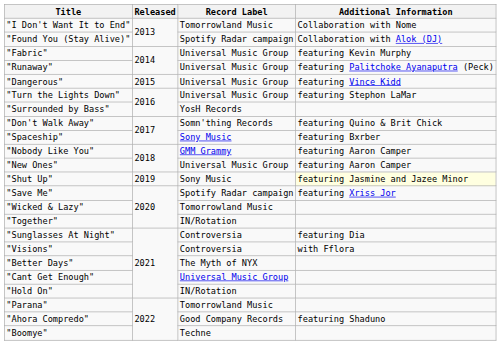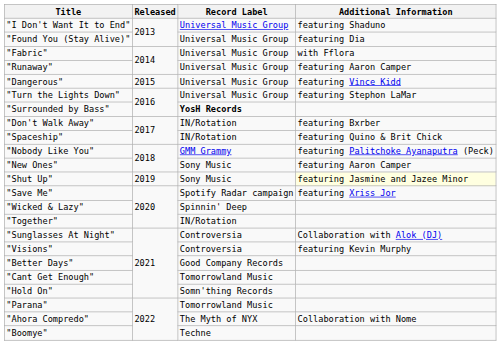(226, 25) Tomorrowland Music -> (234, 25) Universal Music Group
(357, 25) Collaboration with Nome -> (341, 25) featuring Shaduno
(237, 39) Spotify Radar campaign -> (234, 39) Universal Music Group
(370, 39) Collaboration with Alok (DJ) -> (331, 39) featuring Dia
(354, 53) featuring Kevin Murphy -> (326, 53) with Fflora
(396, 67) featuring Palitchoke Ayanaputra (Peck) -> (354, 67) featuring Aaron Camper
(211, 109) normal -> (211, 109) bold
(226, 123) Somn'thing Records -> (208, 123) IN/Rotation
(370, 123) featuring Quino & Brit Chick -> (339, 123) featuring Bxrber
(206, 137) Sony Music -> (208, 137) IN/Rotation
(339, 137) featuring Bxrber -> (370, 137) featuring Quino & Brit Chick
(354, 151) featuring Aaron Camper -> (396, 151) featuring Palitchoke Ayanaputra (Peck)
(234, 165) Universal Music Group -> (206, 165) Sony Music
(226, 207) Tomorrowland Music -> (213, 207) Spinnin' Deep
(331, 235) featuring Dia -> (370, 235) Collaboration with Alok (DJ)
(326, 249) with Fflora -> (354, 249) featuring Kevin Murphy
(219, 263) The Myth of NYX -> (232, 263) Good Company Records
(234, 277) Universal Music Group -> (226, 277) Tomorrowland Music
(208, 291) IN/Rotation -> (226, 291) Somn'thing Records
(232, 319) Good Company Records -> (219, 319) The Myth of NYX
(341, 319) featuring Shaduno -> (357, 319) Collaboration with Nome
